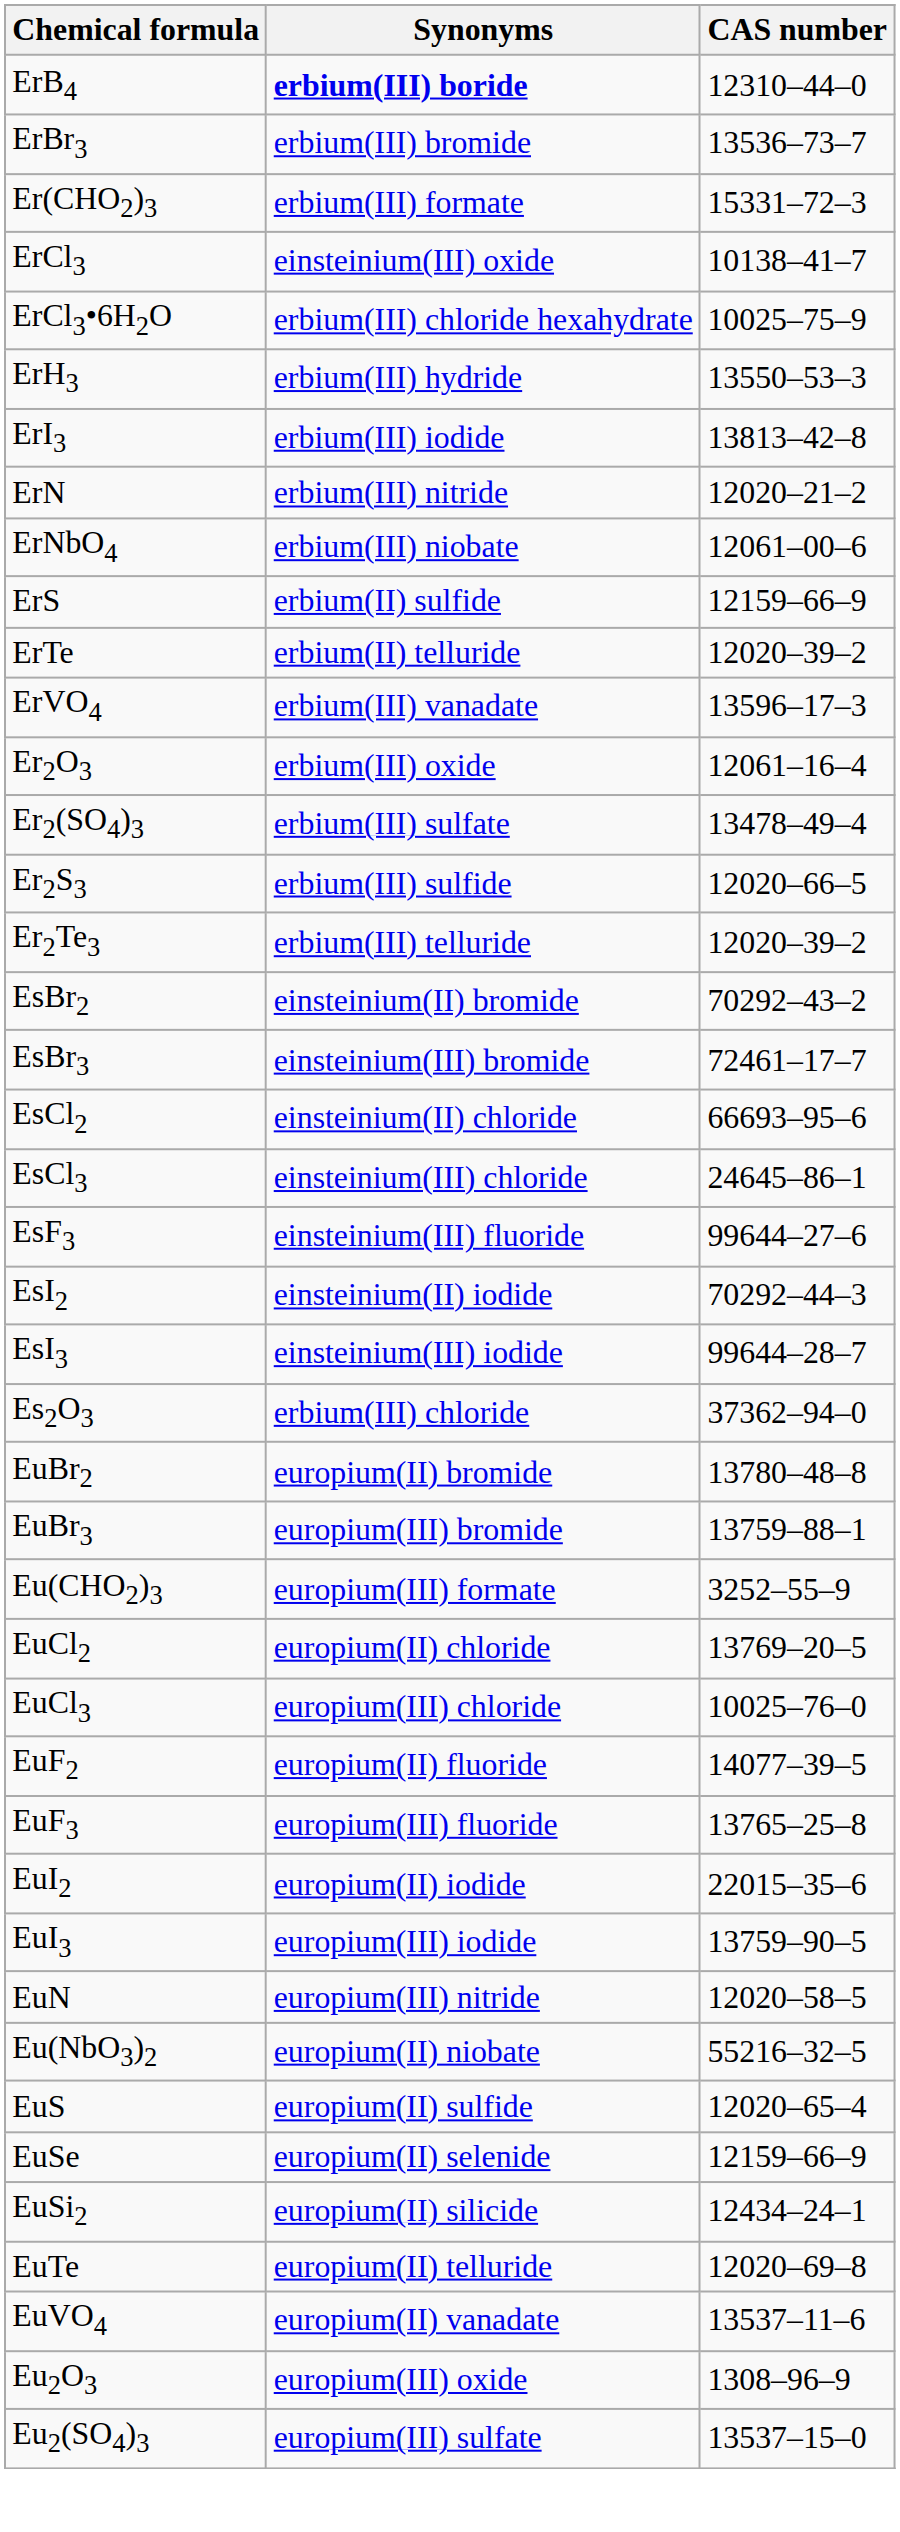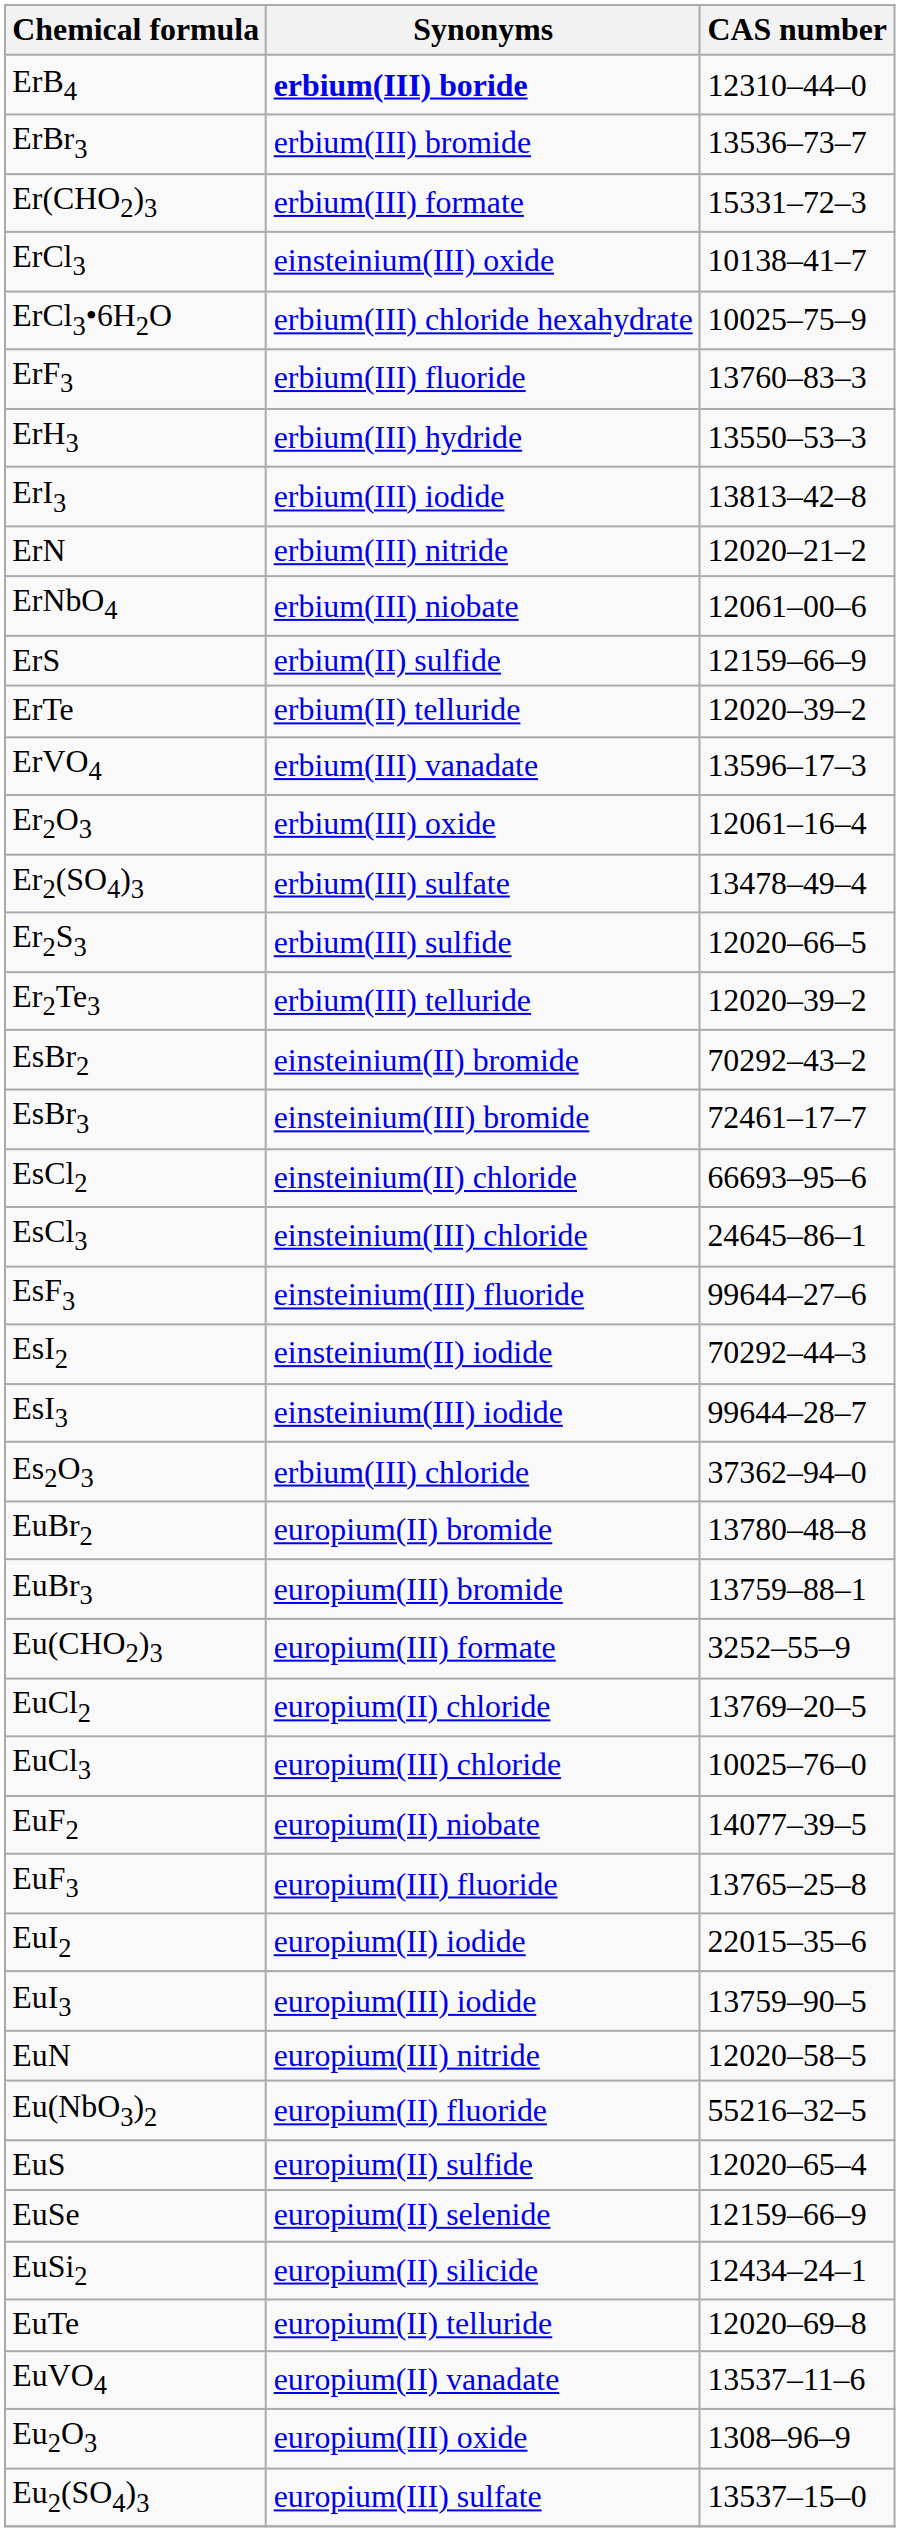+ row: (43, 378)
(410, 1765) europium(II) fluoride -> (407, 1824) europium(II) niobate
(407, 2051) europium(II) niobate -> (410, 2110) europium(II) fluoride
